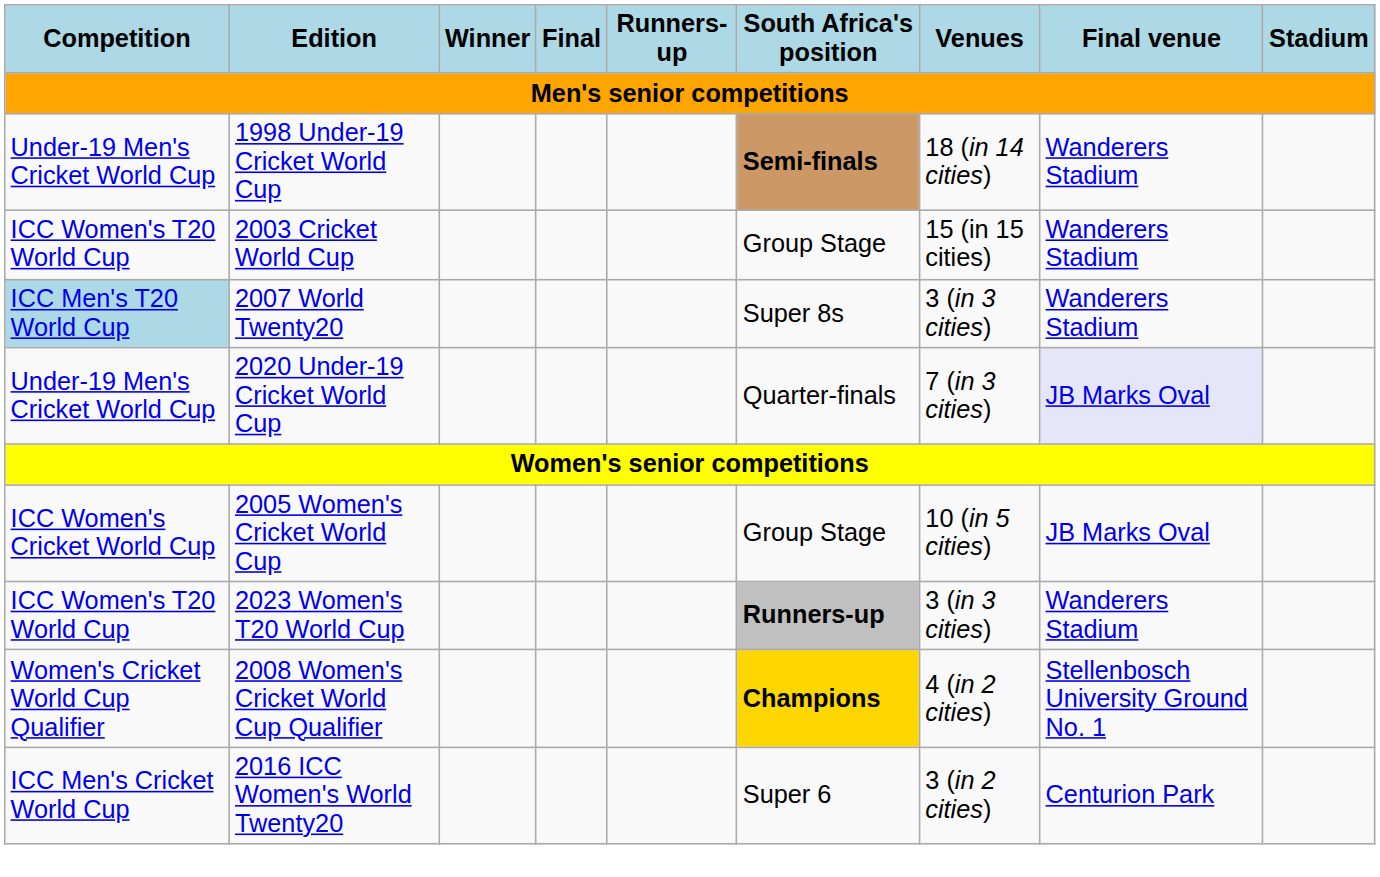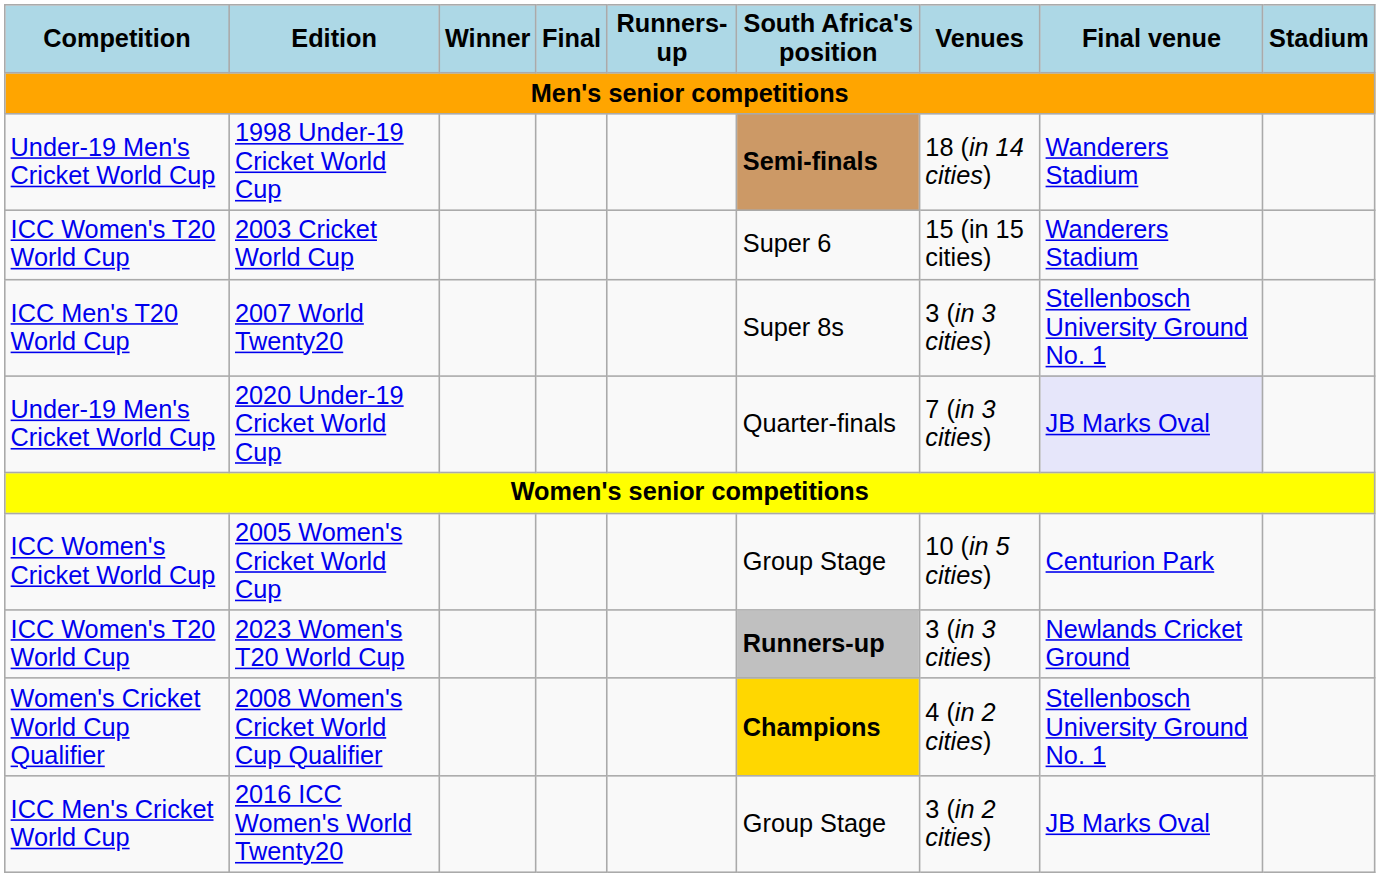(815, 244) Group Stage -> (787, 244) Super 6
(94, 312) lightblue background -> (94, 327) no background
(1107, 312) Wanderers Stadium -> (1147, 327) Stellenbosch University Ground No. 1
(1128, 532) JB Marks Oval -> (1130, 561) Centurion Park
(1107, 615) Wanderers Stadium -> (1144, 643) Newlands Cricket Ground
(787, 795) Super 6 -> (815, 823) Group Stage
(1130, 795) Centurion Park -> (1128, 823) JB Marks Oval
